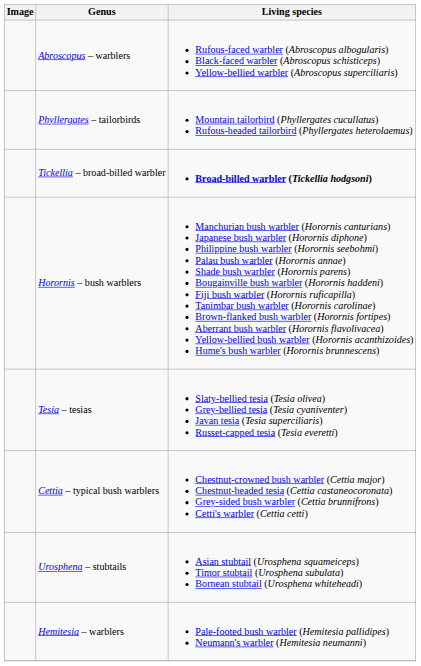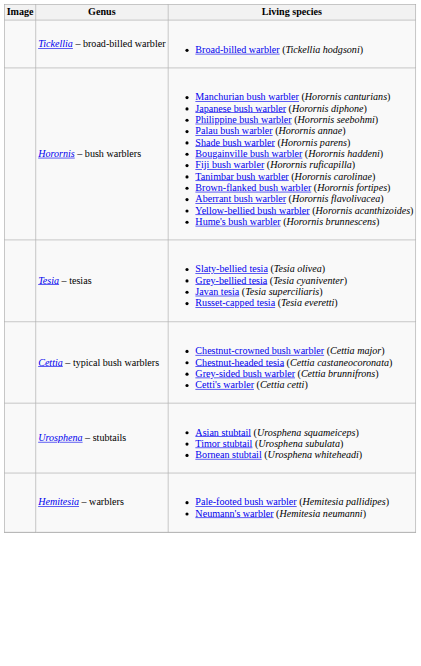- row: (84, 55)
- row: (89, 120)
(292, 179) bold -> (292, 50) normal
